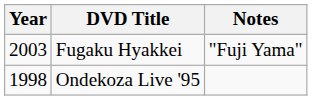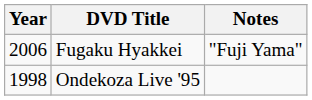(28, 49) 2003 -> (28, 49) 2006
